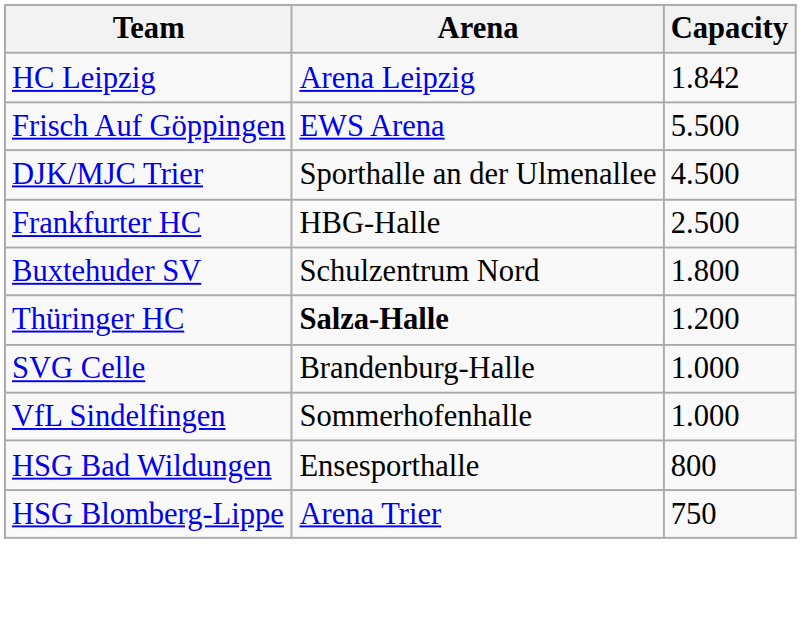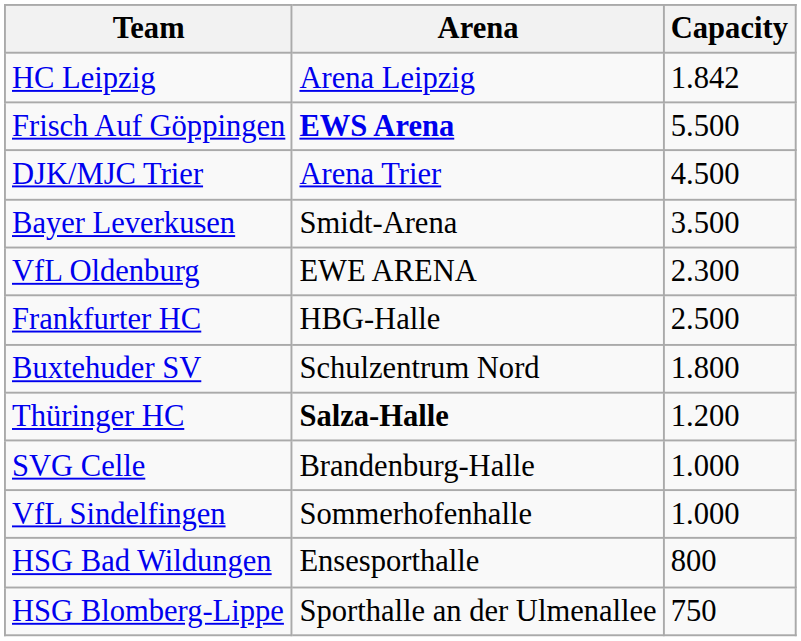(372, 125) normal -> (377, 125) bold
(478, 174) Sporthalle an der Ulmenallee -> (370, 174) Arena Trier
+ row: (124, 222)
+ row: (106, 271)
(370, 513) Arena Trier -> (478, 610) Sporthalle an der Ulmenallee
